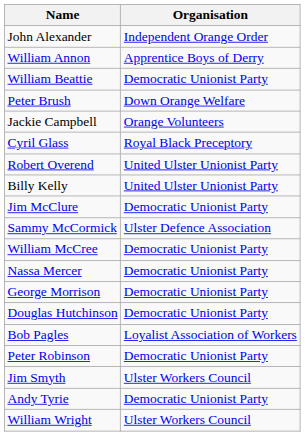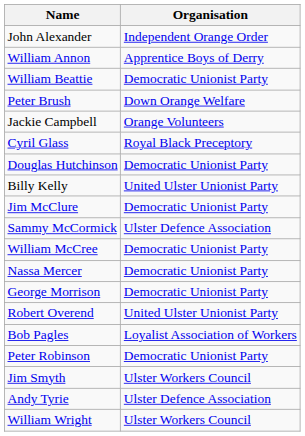rows swapped: (63, 313) <-> (51, 164)
(196, 398) Democratic Unionist Party -> (197, 398) Ulster Defence Association
